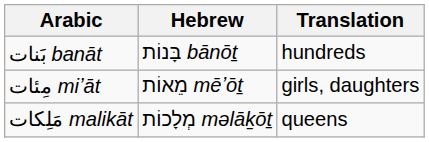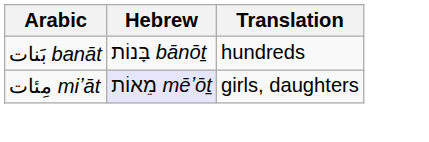(193, 86) no background -> (161, 86) lavender background
- row: (71, 120)
